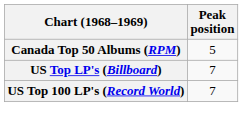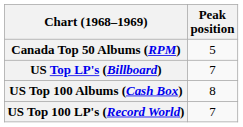+ row: (96, 91)
